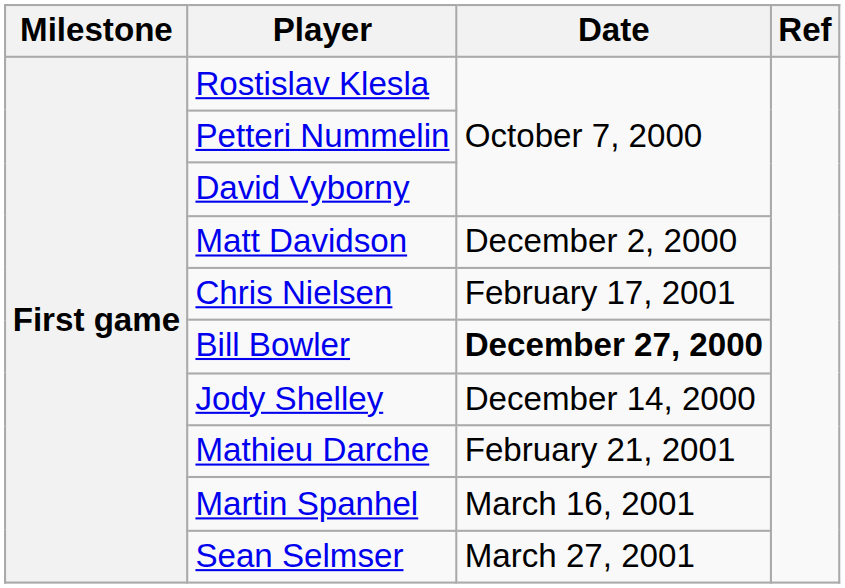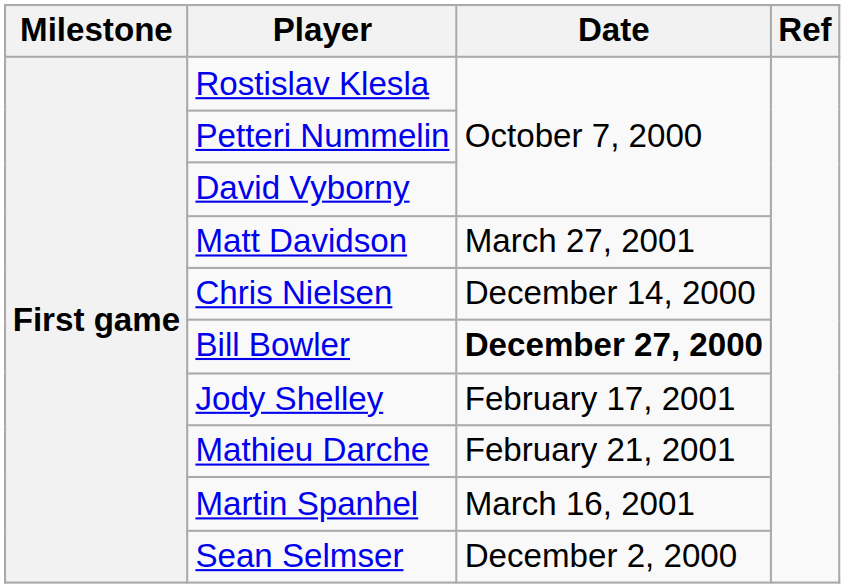(601, 240) December 2, 2000 -> (580, 240) March 27, 2001
(600, 293) February 17, 2001 -> (610, 293) December 14, 2000
(610, 398) December 14, 2000 -> (600, 398) February 17, 2001
(580, 556) March 27, 2001 -> (601, 556) December 2, 2000
